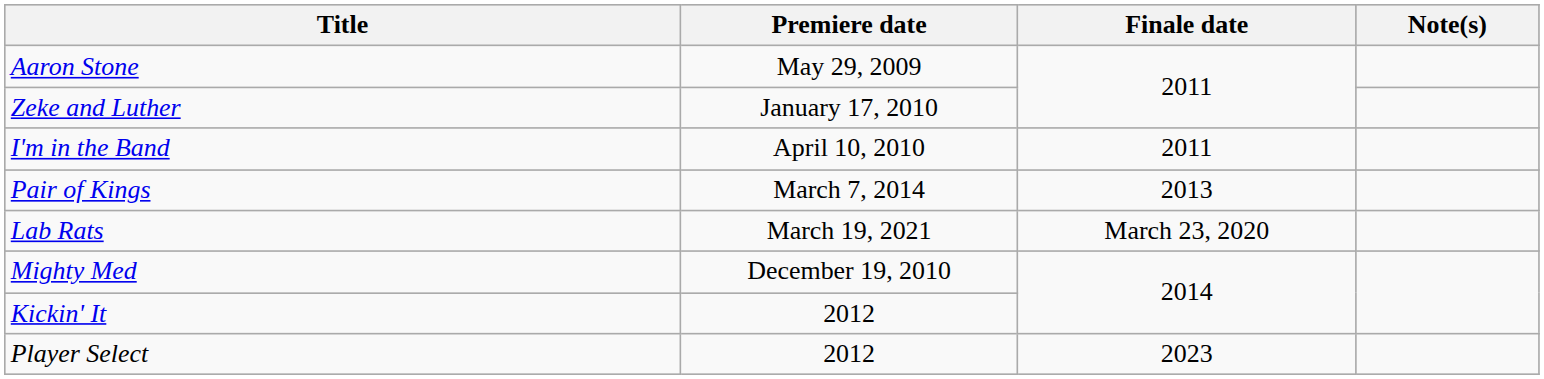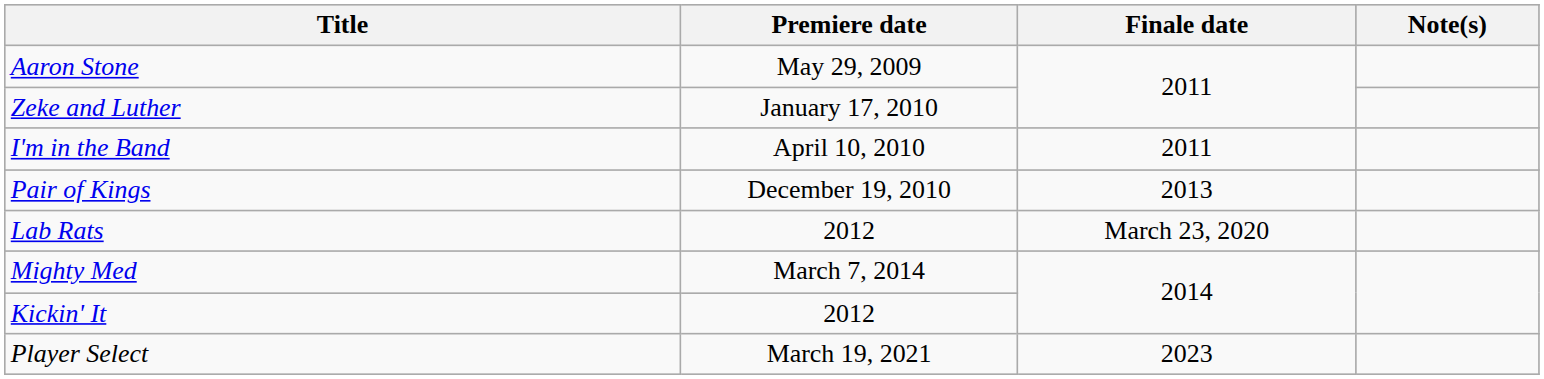(849, 189) March 7, 2014 -> (849, 189) December 19, 2010
(849, 230) March 19, 2021 -> (849, 230) 2012
(849, 271) December 19, 2010 -> (849, 271) March 7, 2014
(849, 353) 2012 -> (849, 353) March 19, 2021
